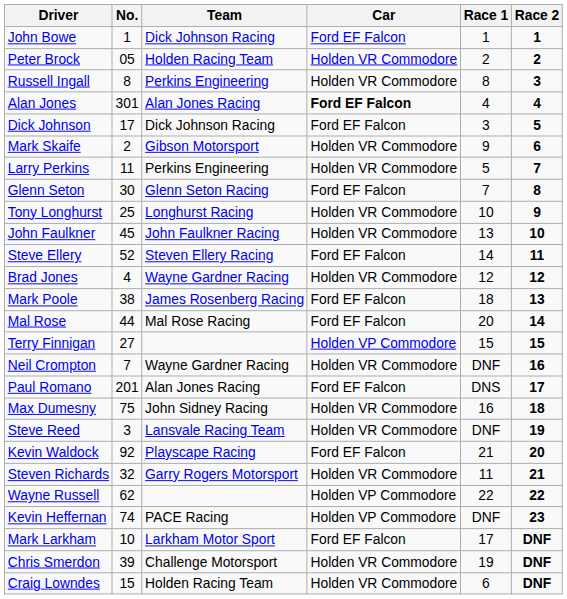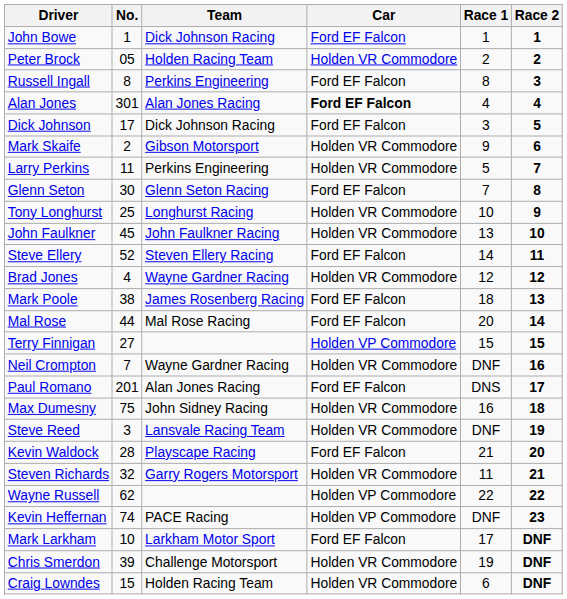(384, 81) Holden VR Commodore -> (358, 81) Ford EF Falcon
(127, 453) 92 -> (127, 453) 28
